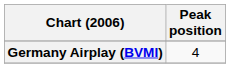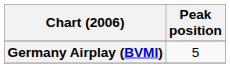(195, 52) 4 -> (195, 52) 5
